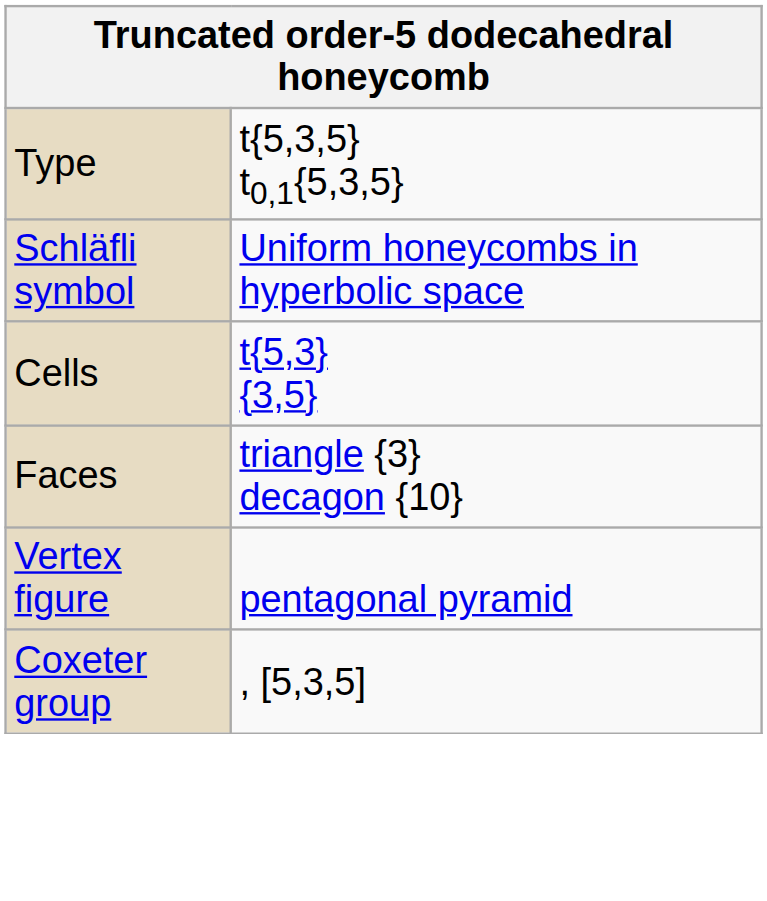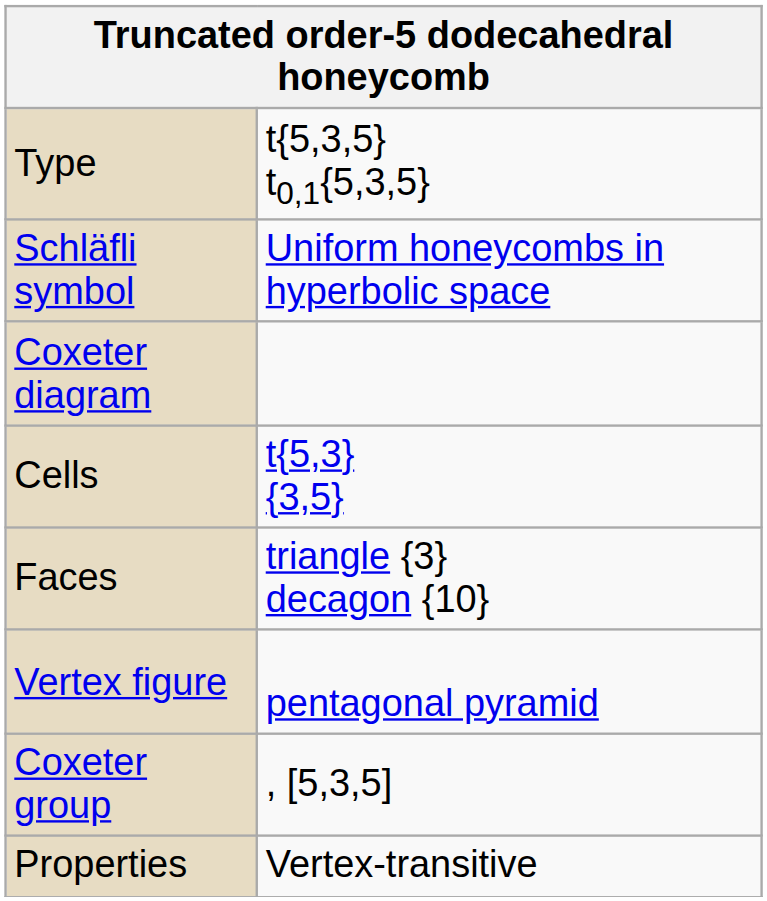+ row: (83, 372)
+ row: (101, 865)
